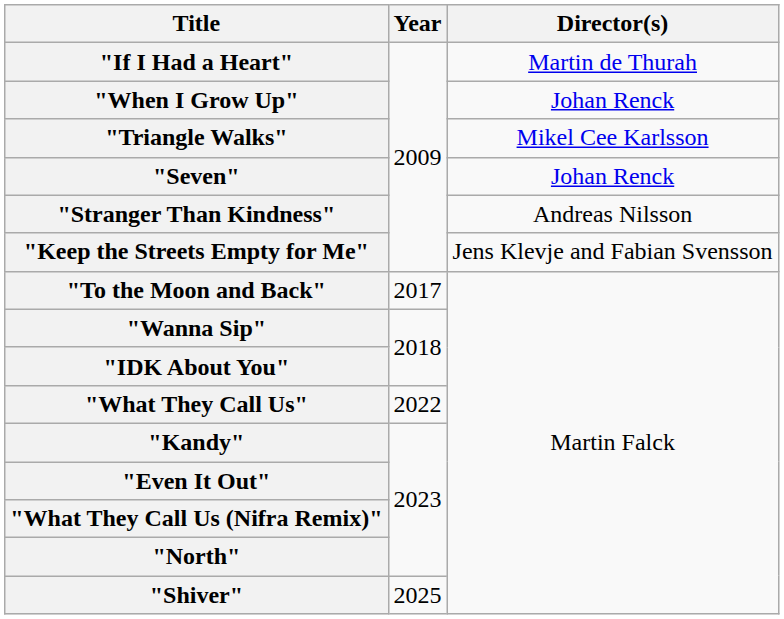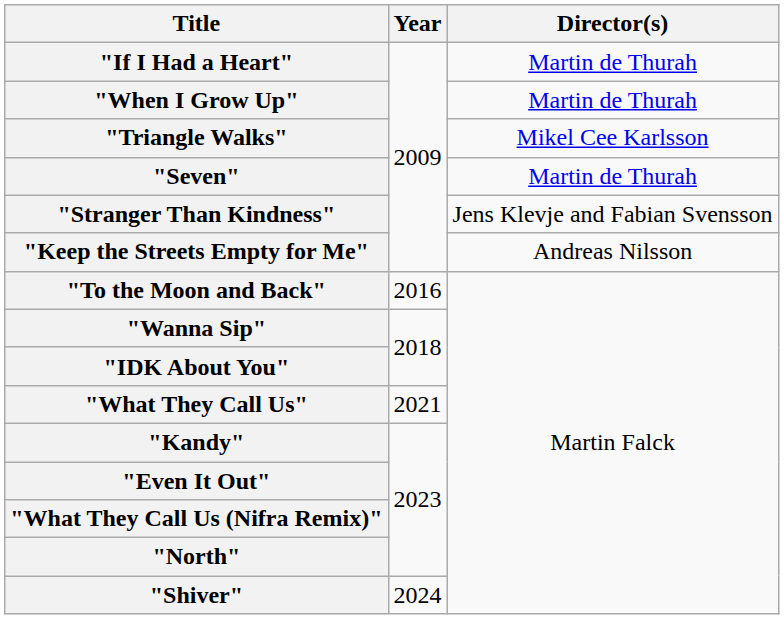(613, 99) Johan Renck -> (613, 99) Martin de Thurah
(613, 175) Johan Renck -> (613, 175) Martin de Thurah
(613, 213) Andreas Nilsson -> (613, 213) Jens Klevje and Fabian Svensson
(613, 251) Jens Klevje and Fabian Svensson -> (613, 251) Andreas Nilsson
(418, 289) 2017 -> (418, 289) 2016
(418, 404) 2022 -> (418, 404) 2021
(418, 594) 2025 -> (418, 594) 2024
